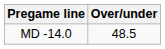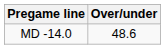(124, 34) 48.5 -> (124, 34) 48.6
